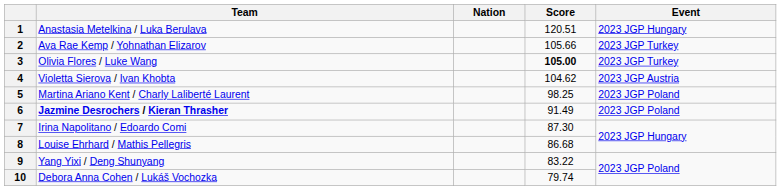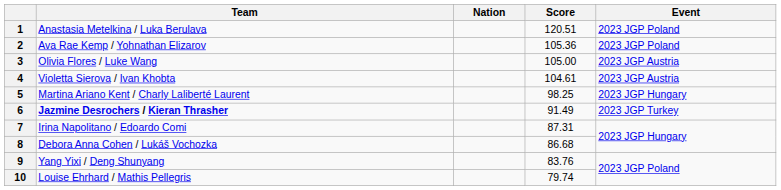(642, 29) 2023 JGP Hungary -> (639, 29) 2023 JGP Poland
(561, 45) 105.66 -> (561, 45) 105.36
(638, 45) 2023 JGP Turkey -> (639, 45) 2023 JGP Poland
(561, 62) bold -> (561, 62) normal
(638, 62) 2023 JGP Turkey -> (639, 62) 2023 JGP Austria
(561, 78) 104.62 -> (561, 78) 104.61
(639, 95) 2023 JGP Poland -> (642, 95) 2023 JGP Hungary
(639, 111) 2023 JGP Poland -> (638, 111) 2023 JGP Turkey
(561, 128) 87.30 -> (561, 128) 87.31
(115, 144) Louise Ehrhard / Mathis Pellegris -> (128, 144) Debora Anna Cohen / Lukáš Vochozka
(561, 161) 83.22 -> (561, 161) 83.76
(128, 177) Debora Anna Cohen / Lukáš Vochozka -> (115, 177) Louise Ehrhard / Mathis Pellegris
